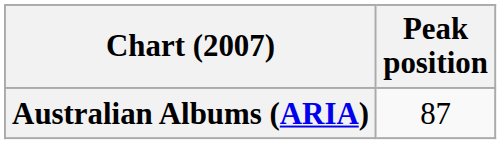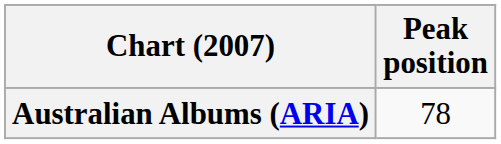(436, 112) 87 -> (436, 112) 78
